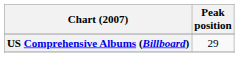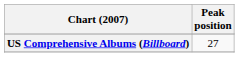(213, 43) 29 -> (213, 43) 27
